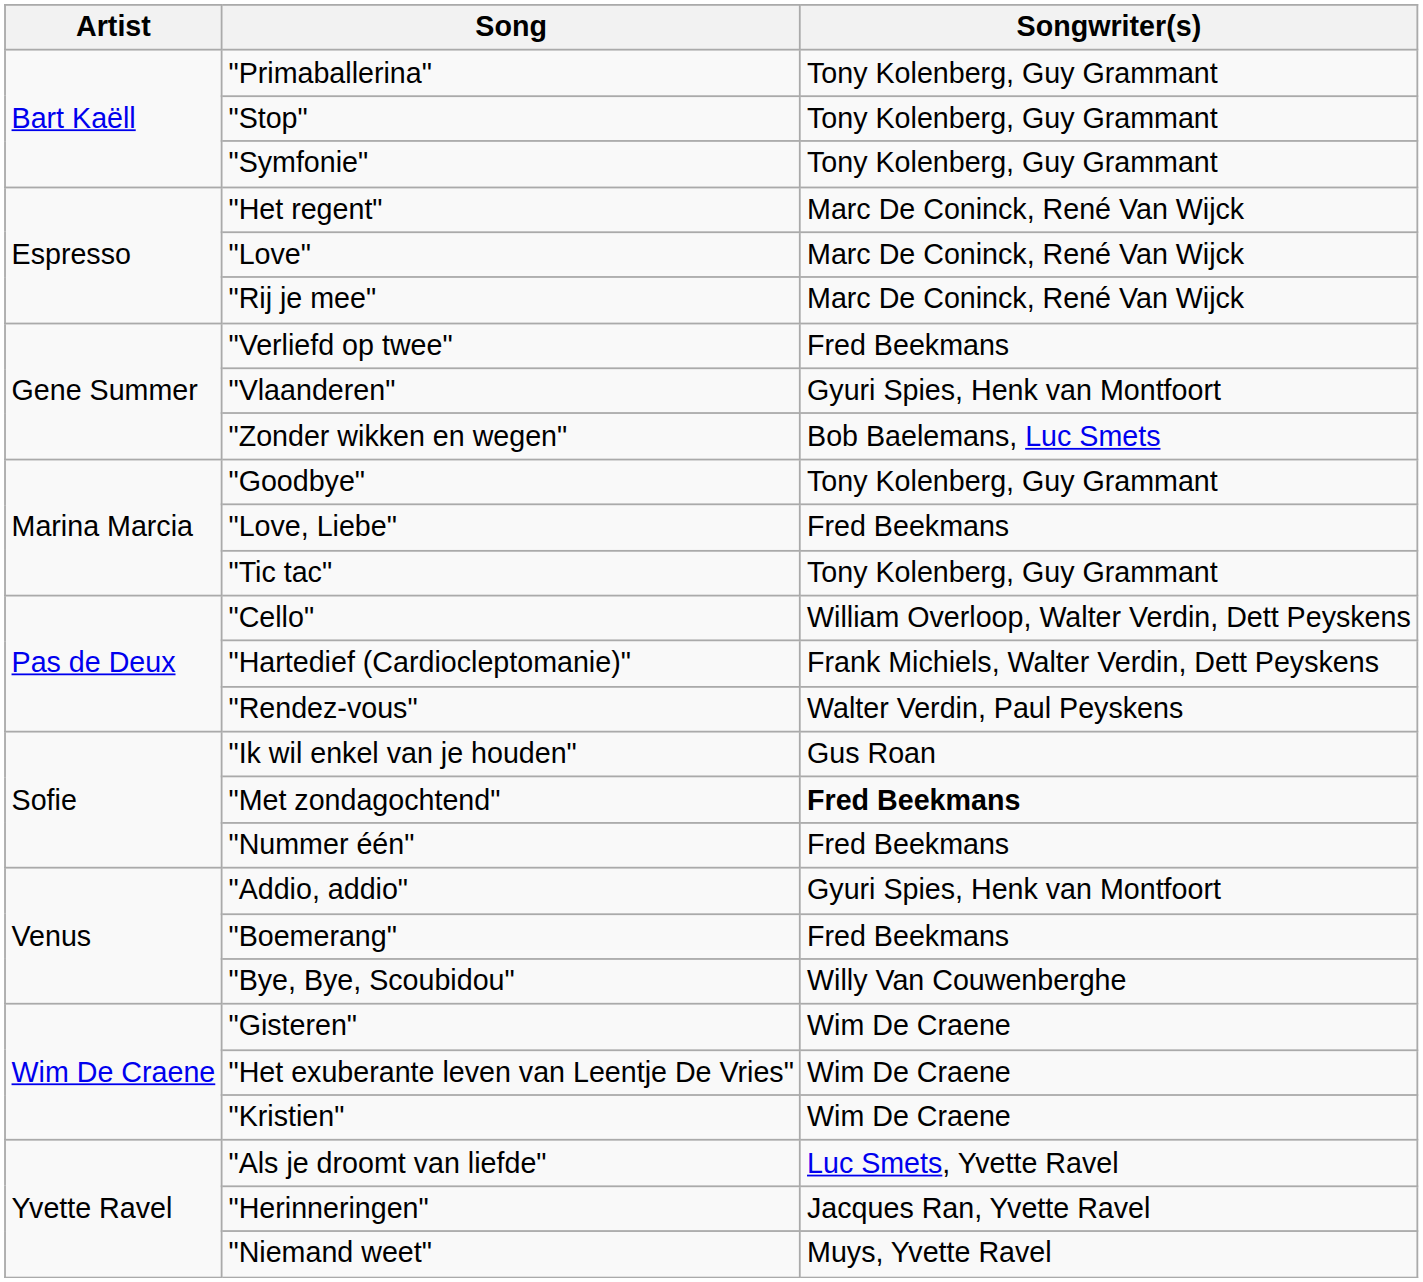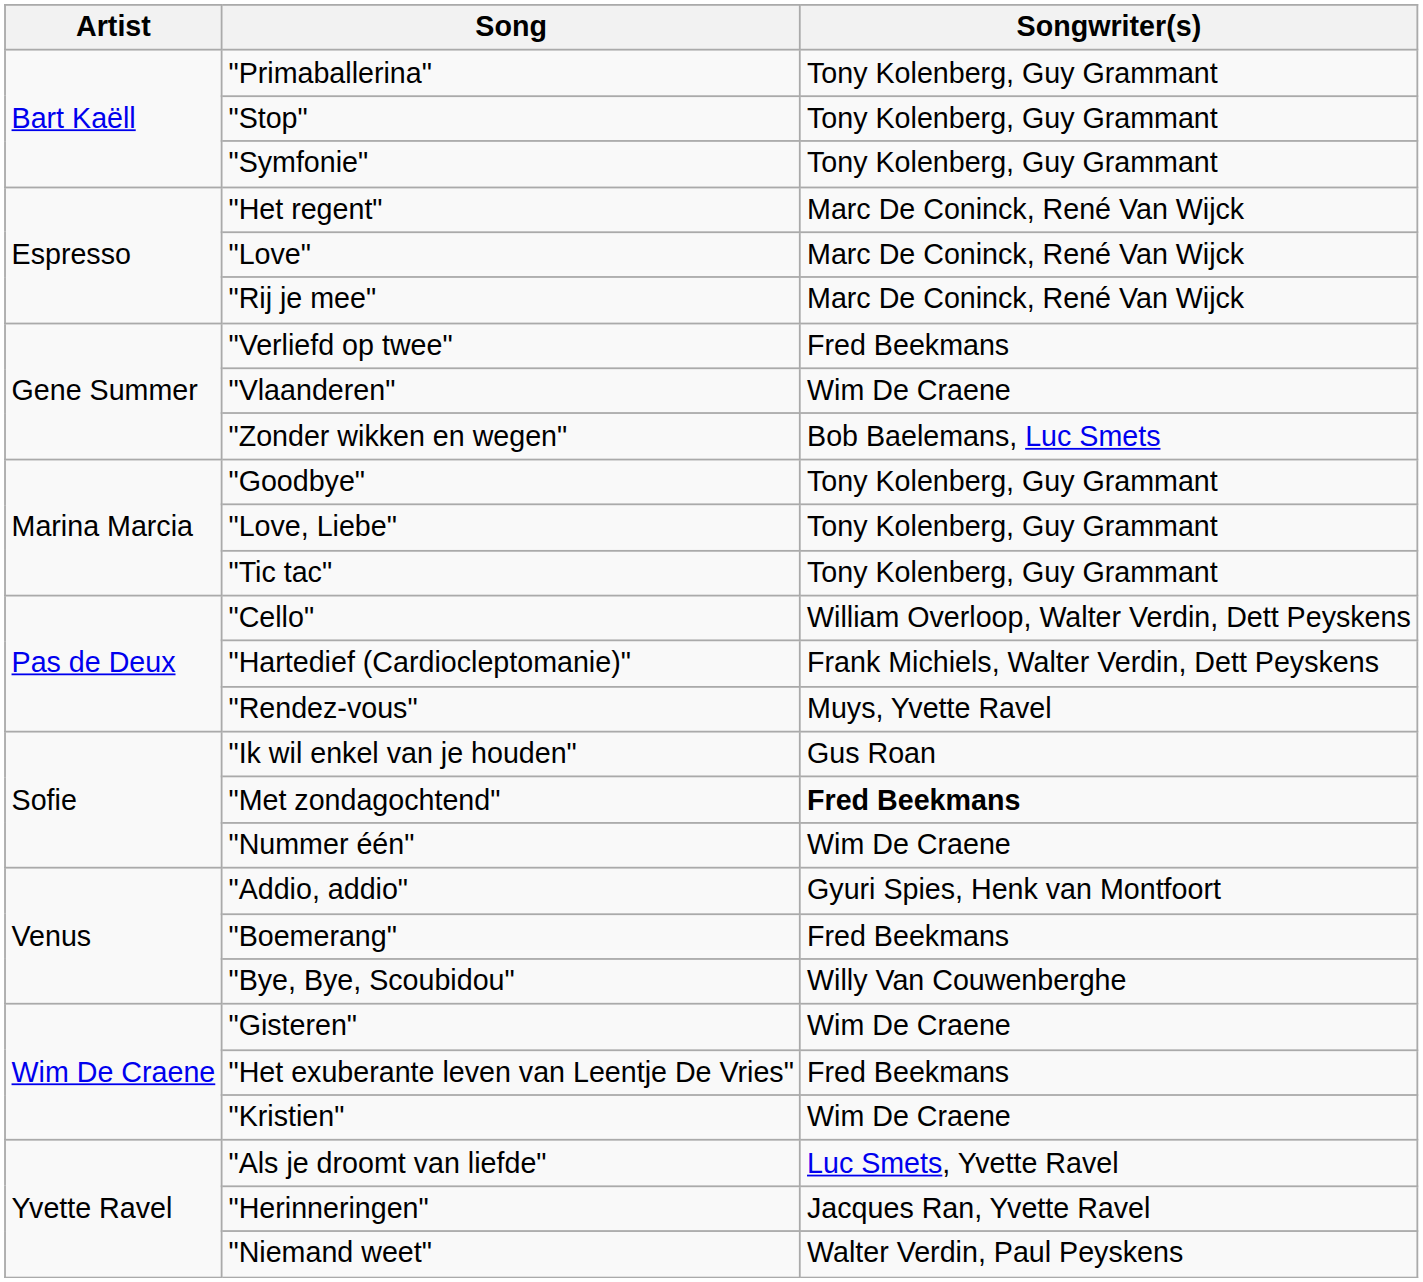(1014, 390) Gyuri Spies, Henk van Montfoort -> (909, 390) Wim De Craene
(908, 526) Fred Beekmans -> (1012, 526) Tony Kolenberg, Guy Grammant
(995, 708) Walter Verdin, Paul Peyskens -> (929, 708) Muys, Yvette Ravel
(908, 844) Fred Beekmans -> (909, 844) Wim De Craene
(909, 1071) Wim De Craene -> (908, 1071) Fred Beekmans
(929, 1253) Muys, Yvette Ravel -> (995, 1253) Walter Verdin, Paul Peyskens
